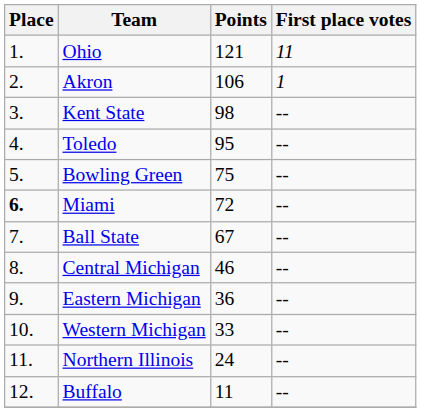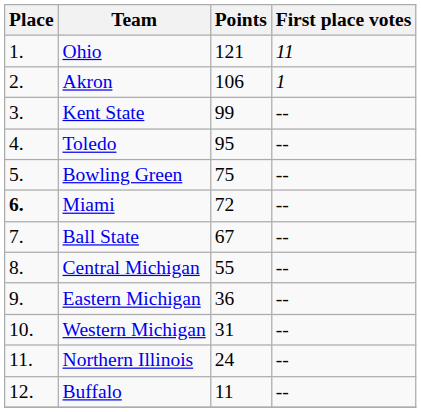(224, 112) 98 -> (224, 112) 99
(224, 267) 46 -> (224, 267) 55
(224, 329) 33 -> (224, 329) 31
